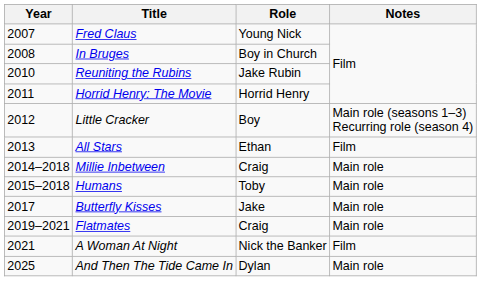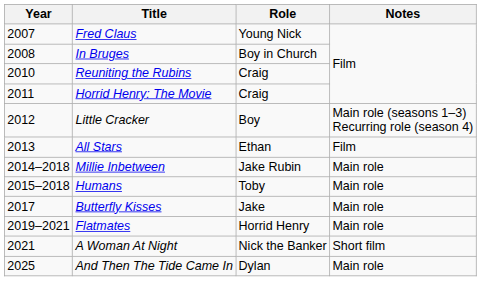(270, 73) Jake Rubin -> (254, 73) Craig
(274, 93) Horrid Henry -> (254, 93) Craig
(254, 166) Craig -> (270, 166) Jake Rubin
(254, 226) Craig -> (274, 226) Horrid Henry
(344, 246) Film -> (359, 246) Short film
